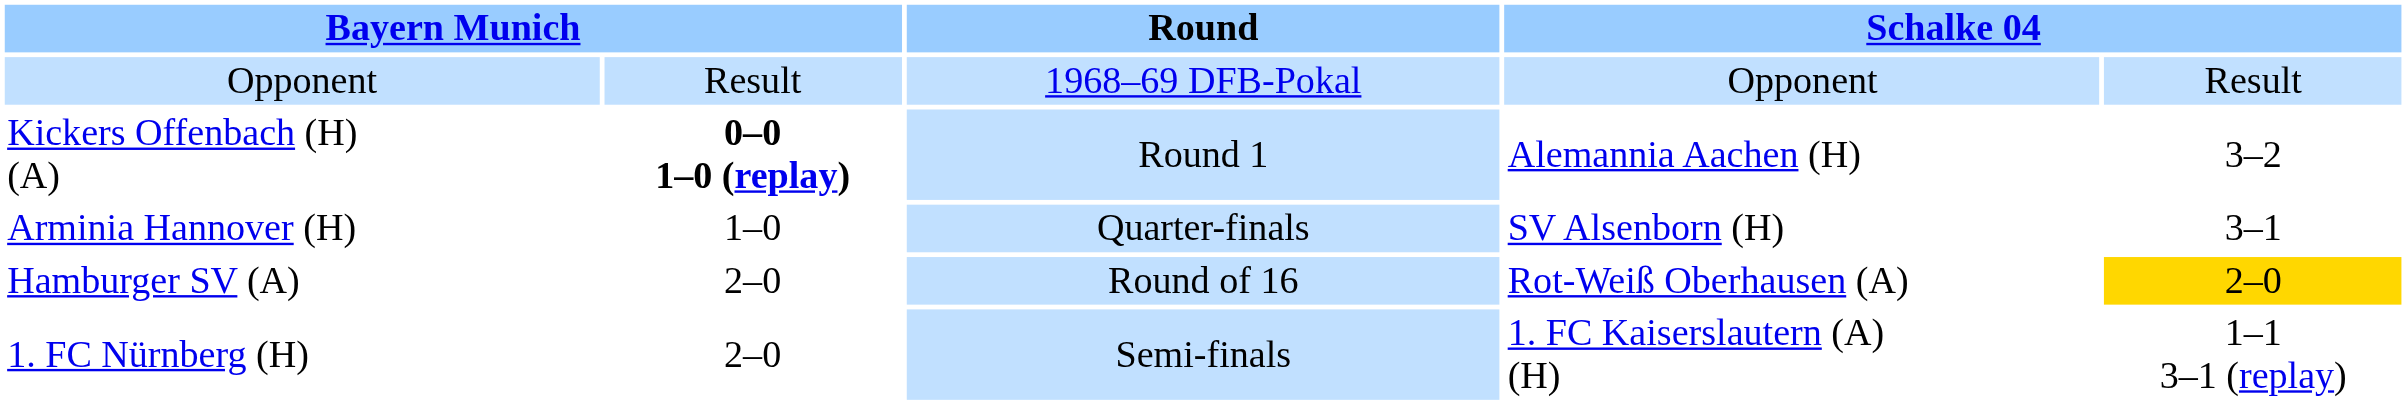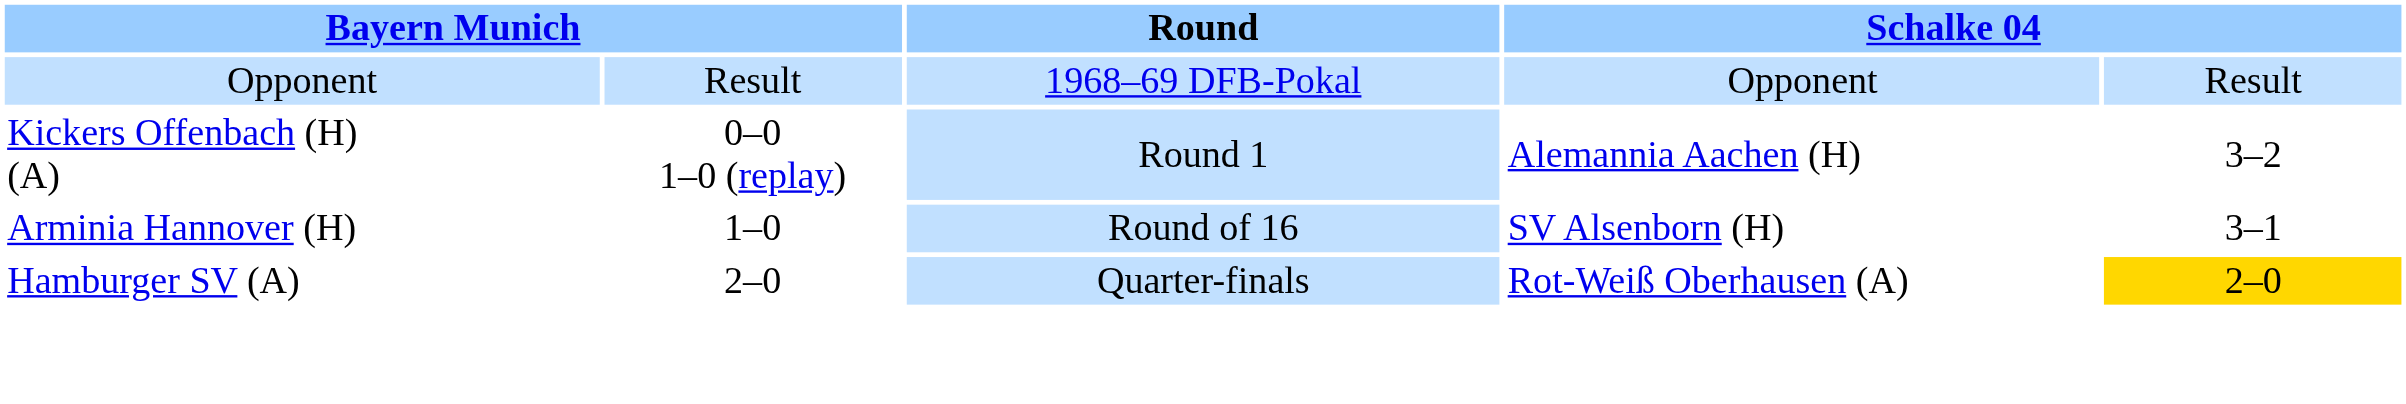(753, 154) bold -> (753, 154) normal
(1203, 227) Quarter-finals -> (1203, 227) Round of 16
(1203, 280) Round of 16 -> (1203, 280) Quarter-finals
- row: (158, 353)
